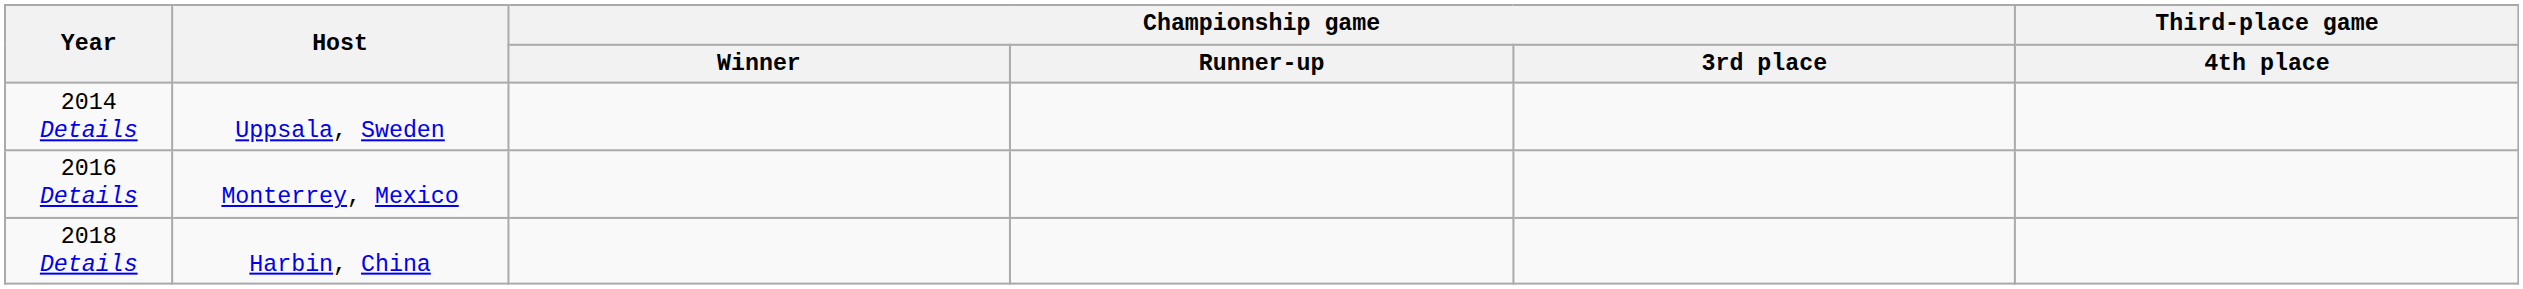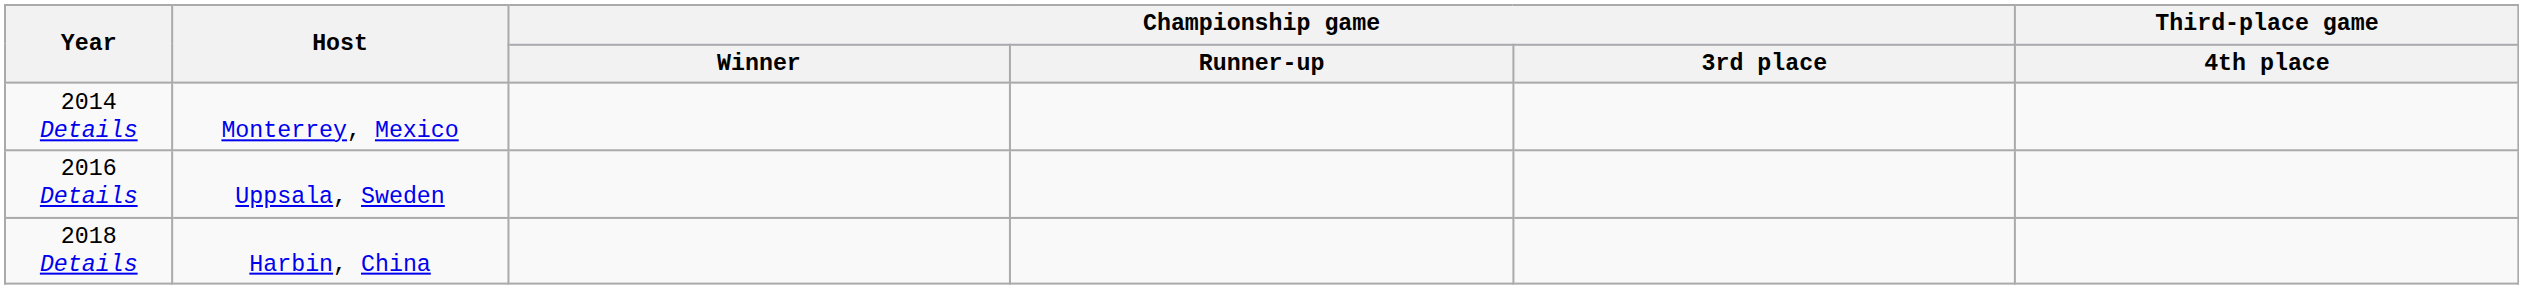(340, 130) Uppsala, Sweden -> (340, 130) Monterrey, Mexico
(340, 197) Monterrey, Mexico -> (340, 197) Uppsala, Sweden
